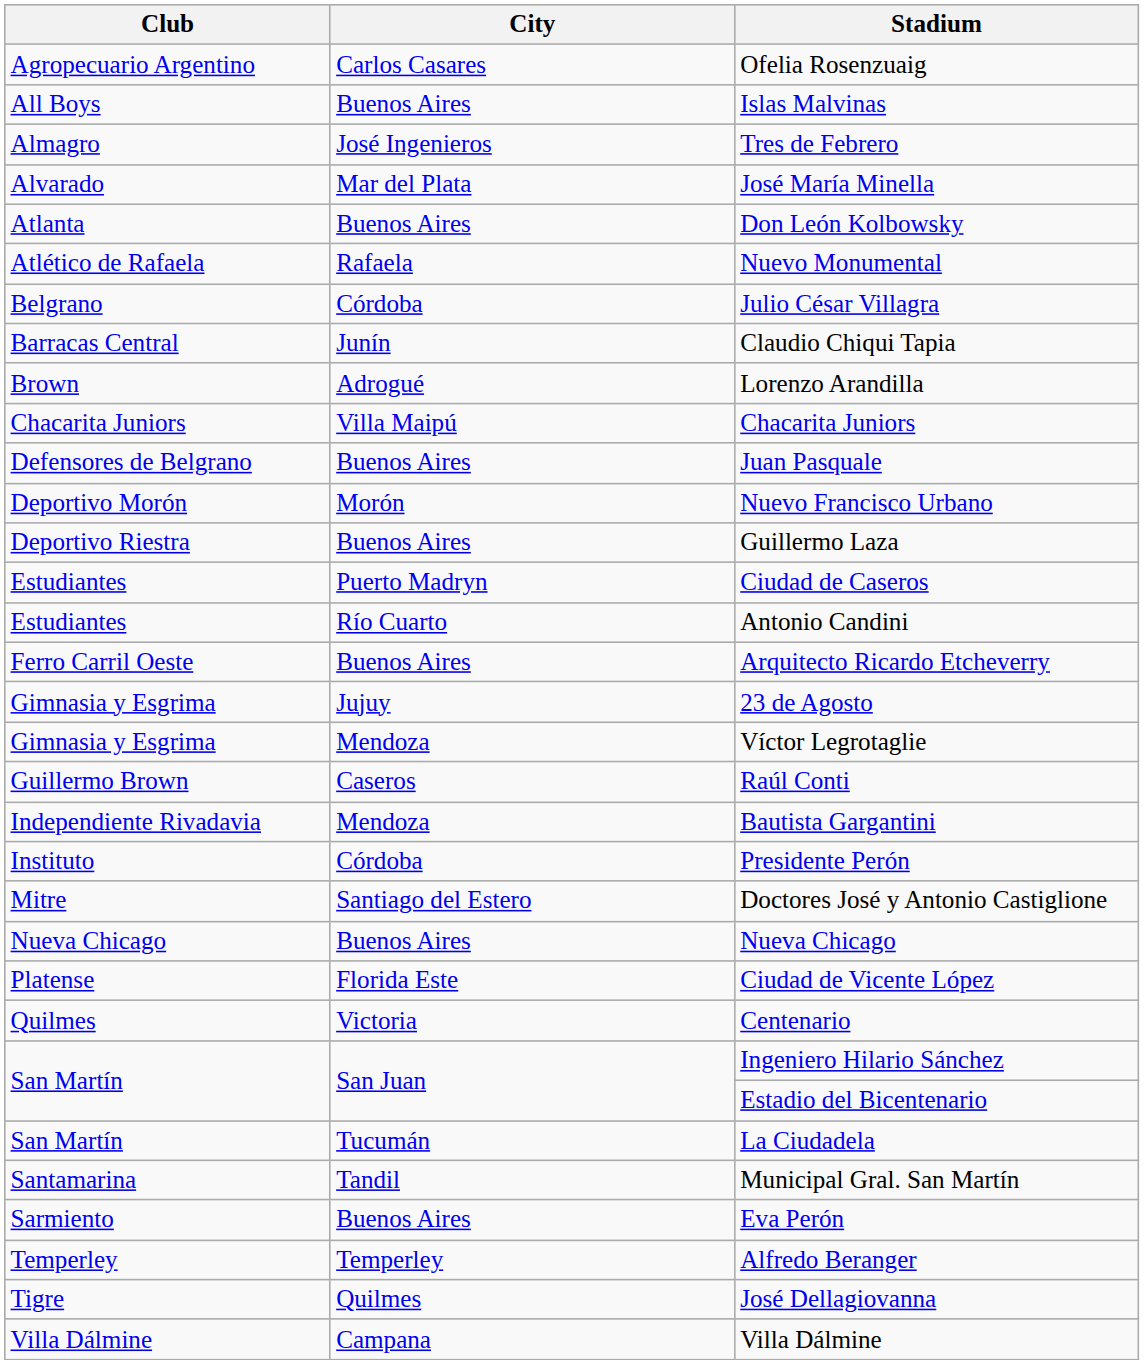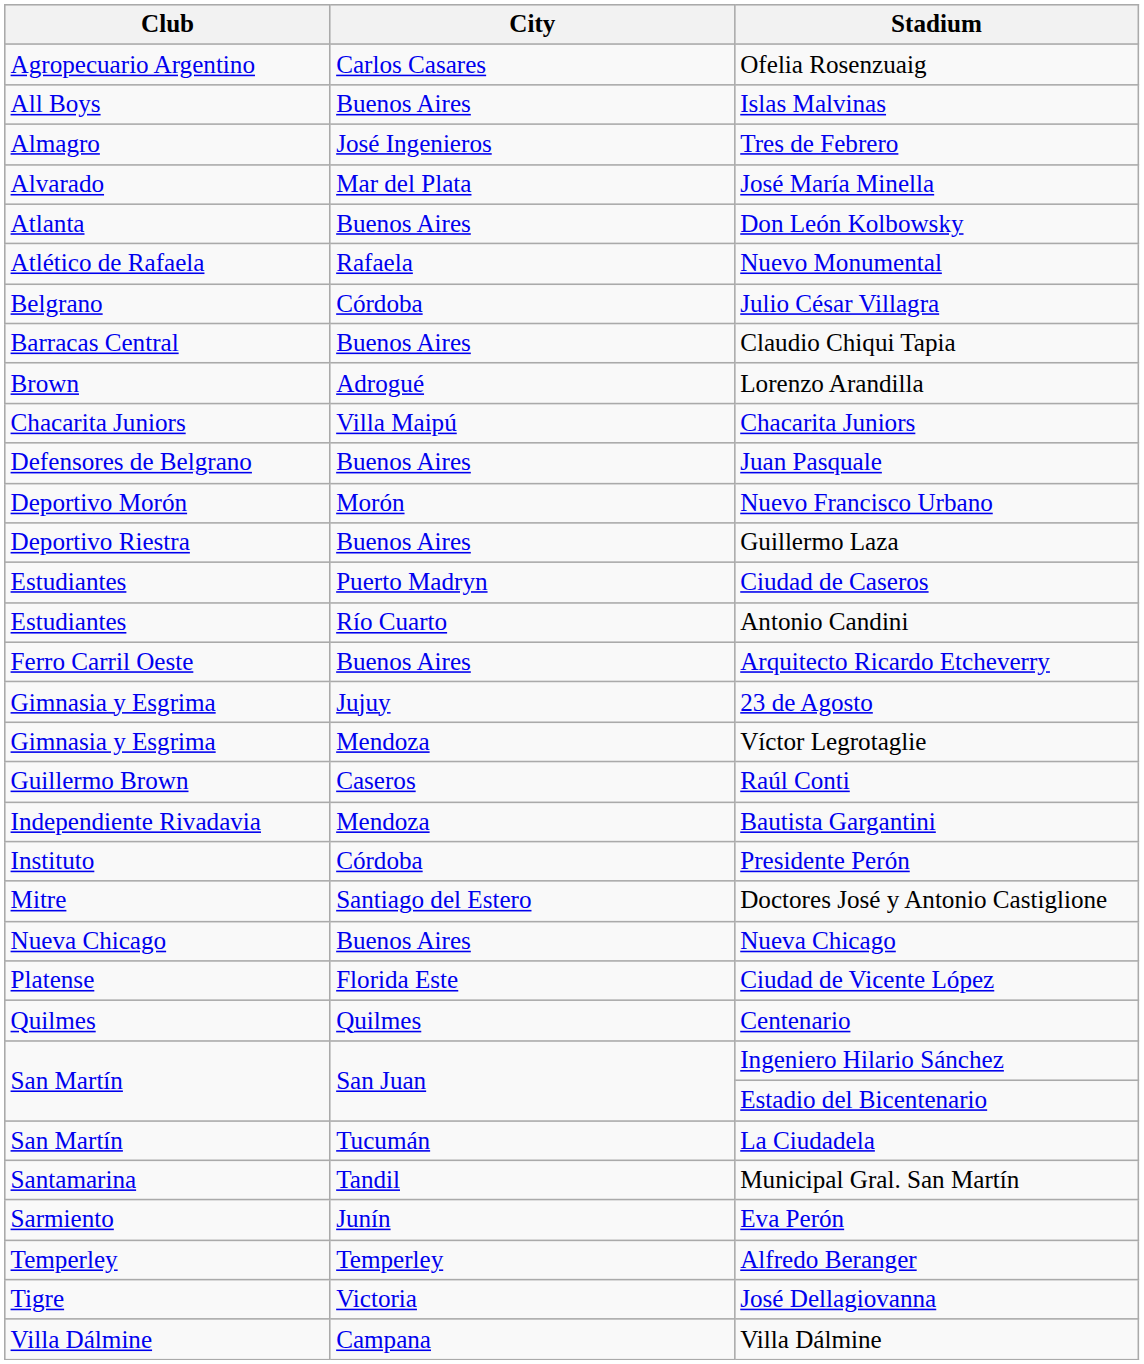(363, 343) Junín -> (403, 343) Buenos Aires
(377, 1020) Victoria -> (379, 1020) Quilmes
(403, 1219) Buenos Aires -> (363, 1219) Junín
(379, 1299) Quilmes -> (377, 1299) Victoria
